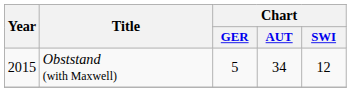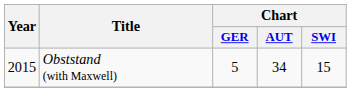(324, 67) 12 -> (324, 67) 15
